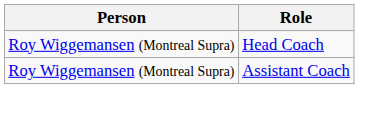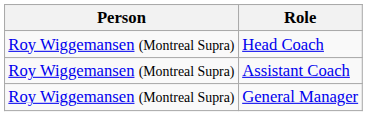+ row: (300, 96)
